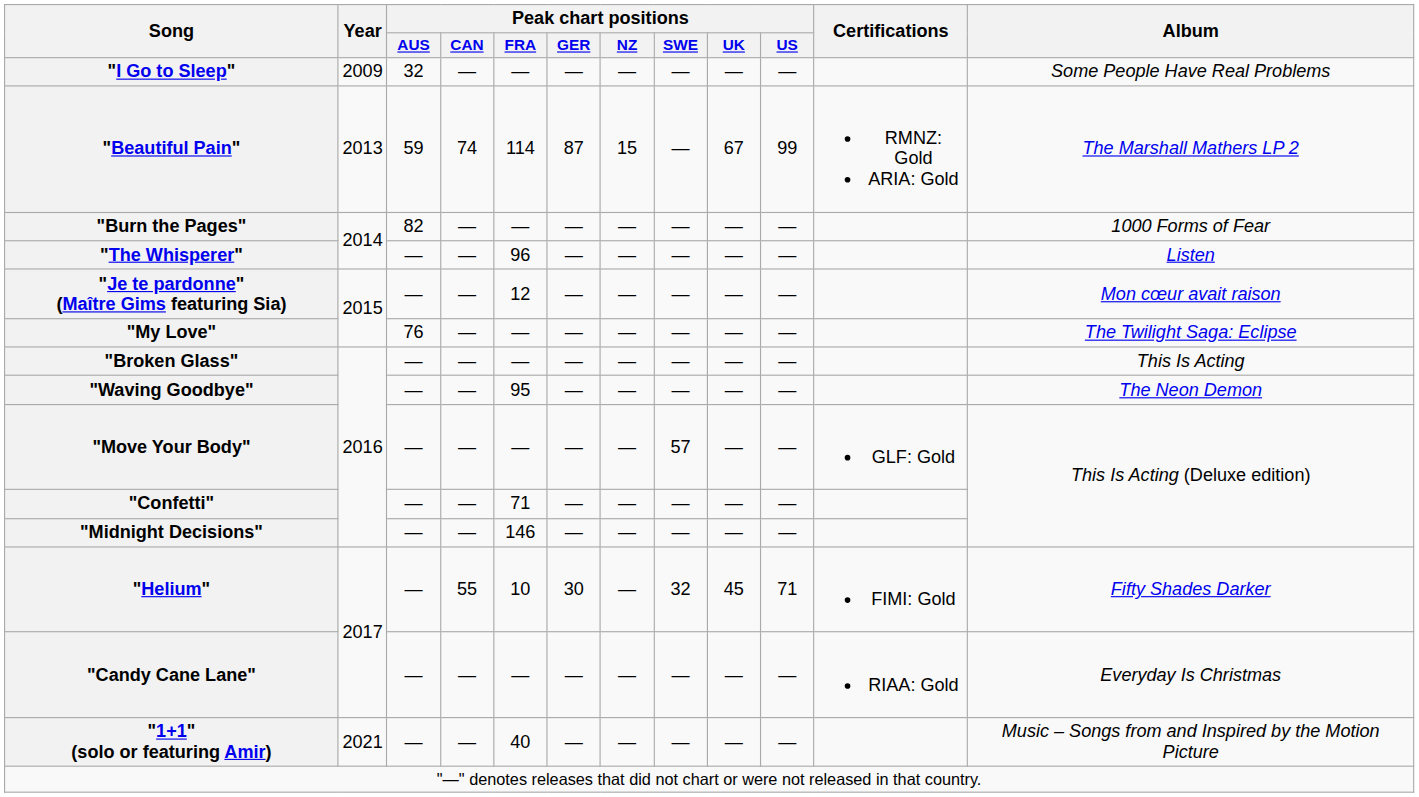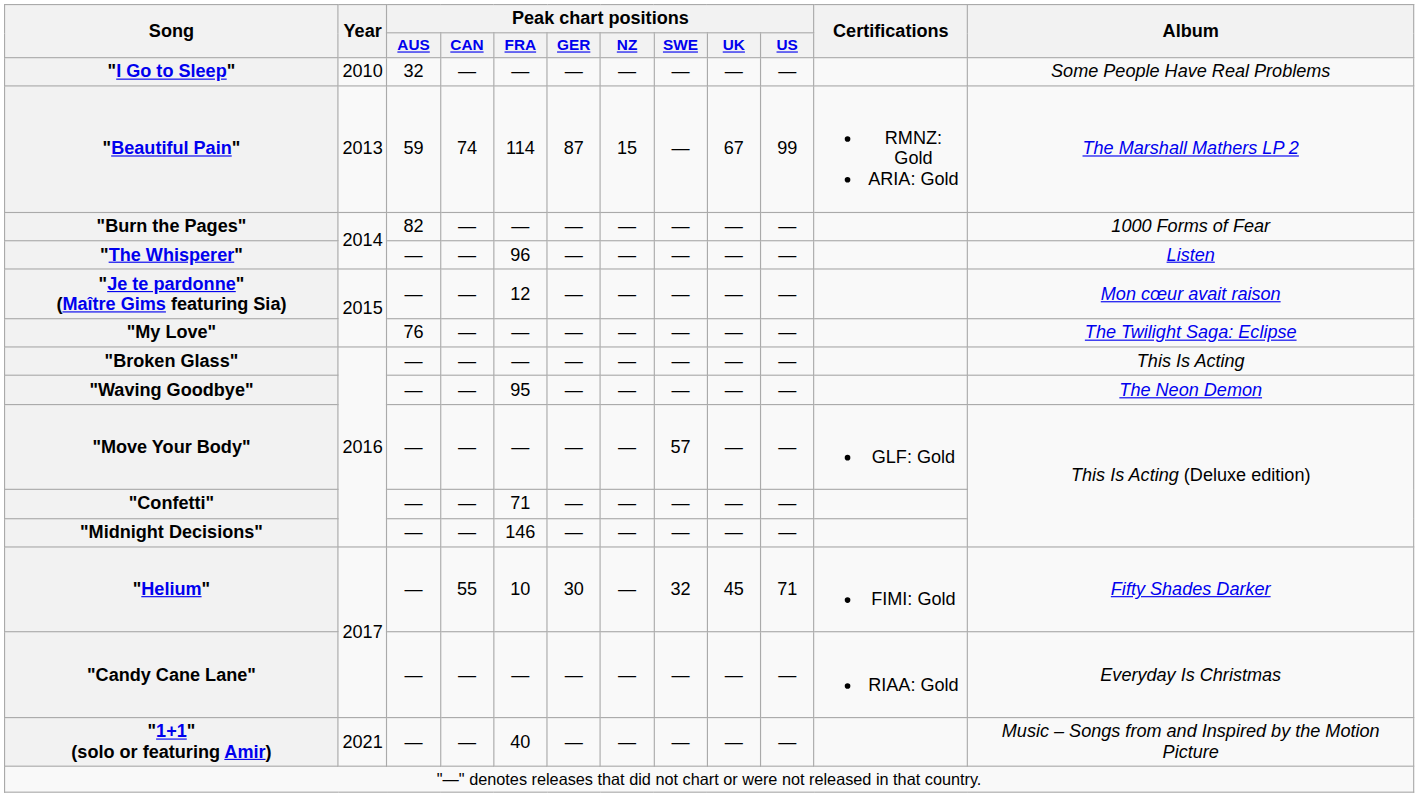(363, 71) 2009 -> (363, 71) 2010
